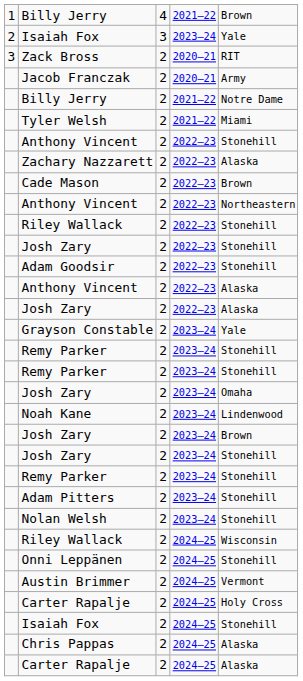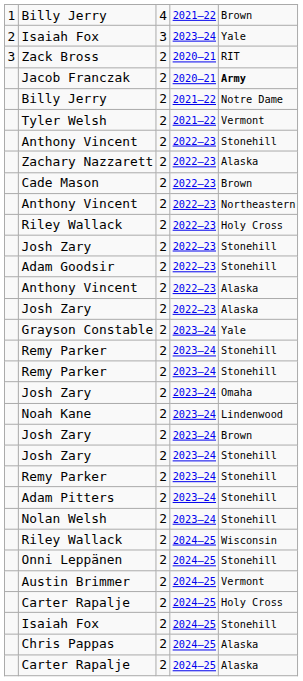(234, 78) normal -> (234, 78) bold
(237, 120) Miami -> (243, 120) Vermont
(249, 225) Stonehill -> (252, 225) Holy Cross
